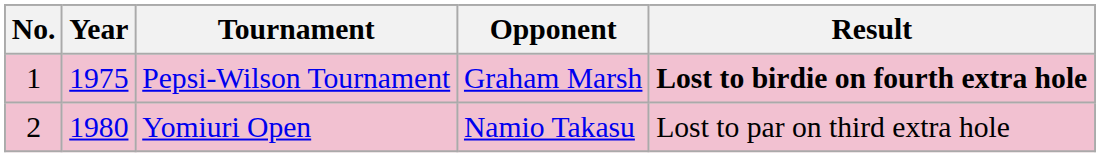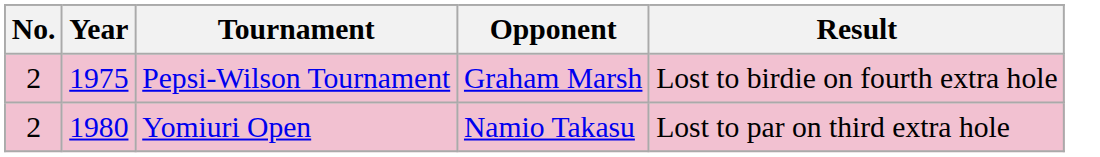(34, 77) 1 -> (34, 77) 2
(872, 77) bold -> (857, 77) normal
